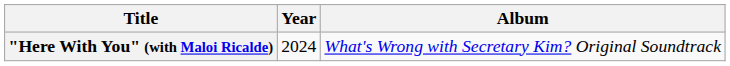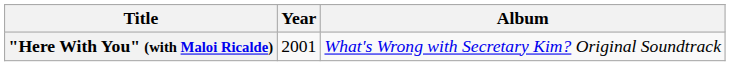(299, 46) 2024 -> (299, 46) 2001
